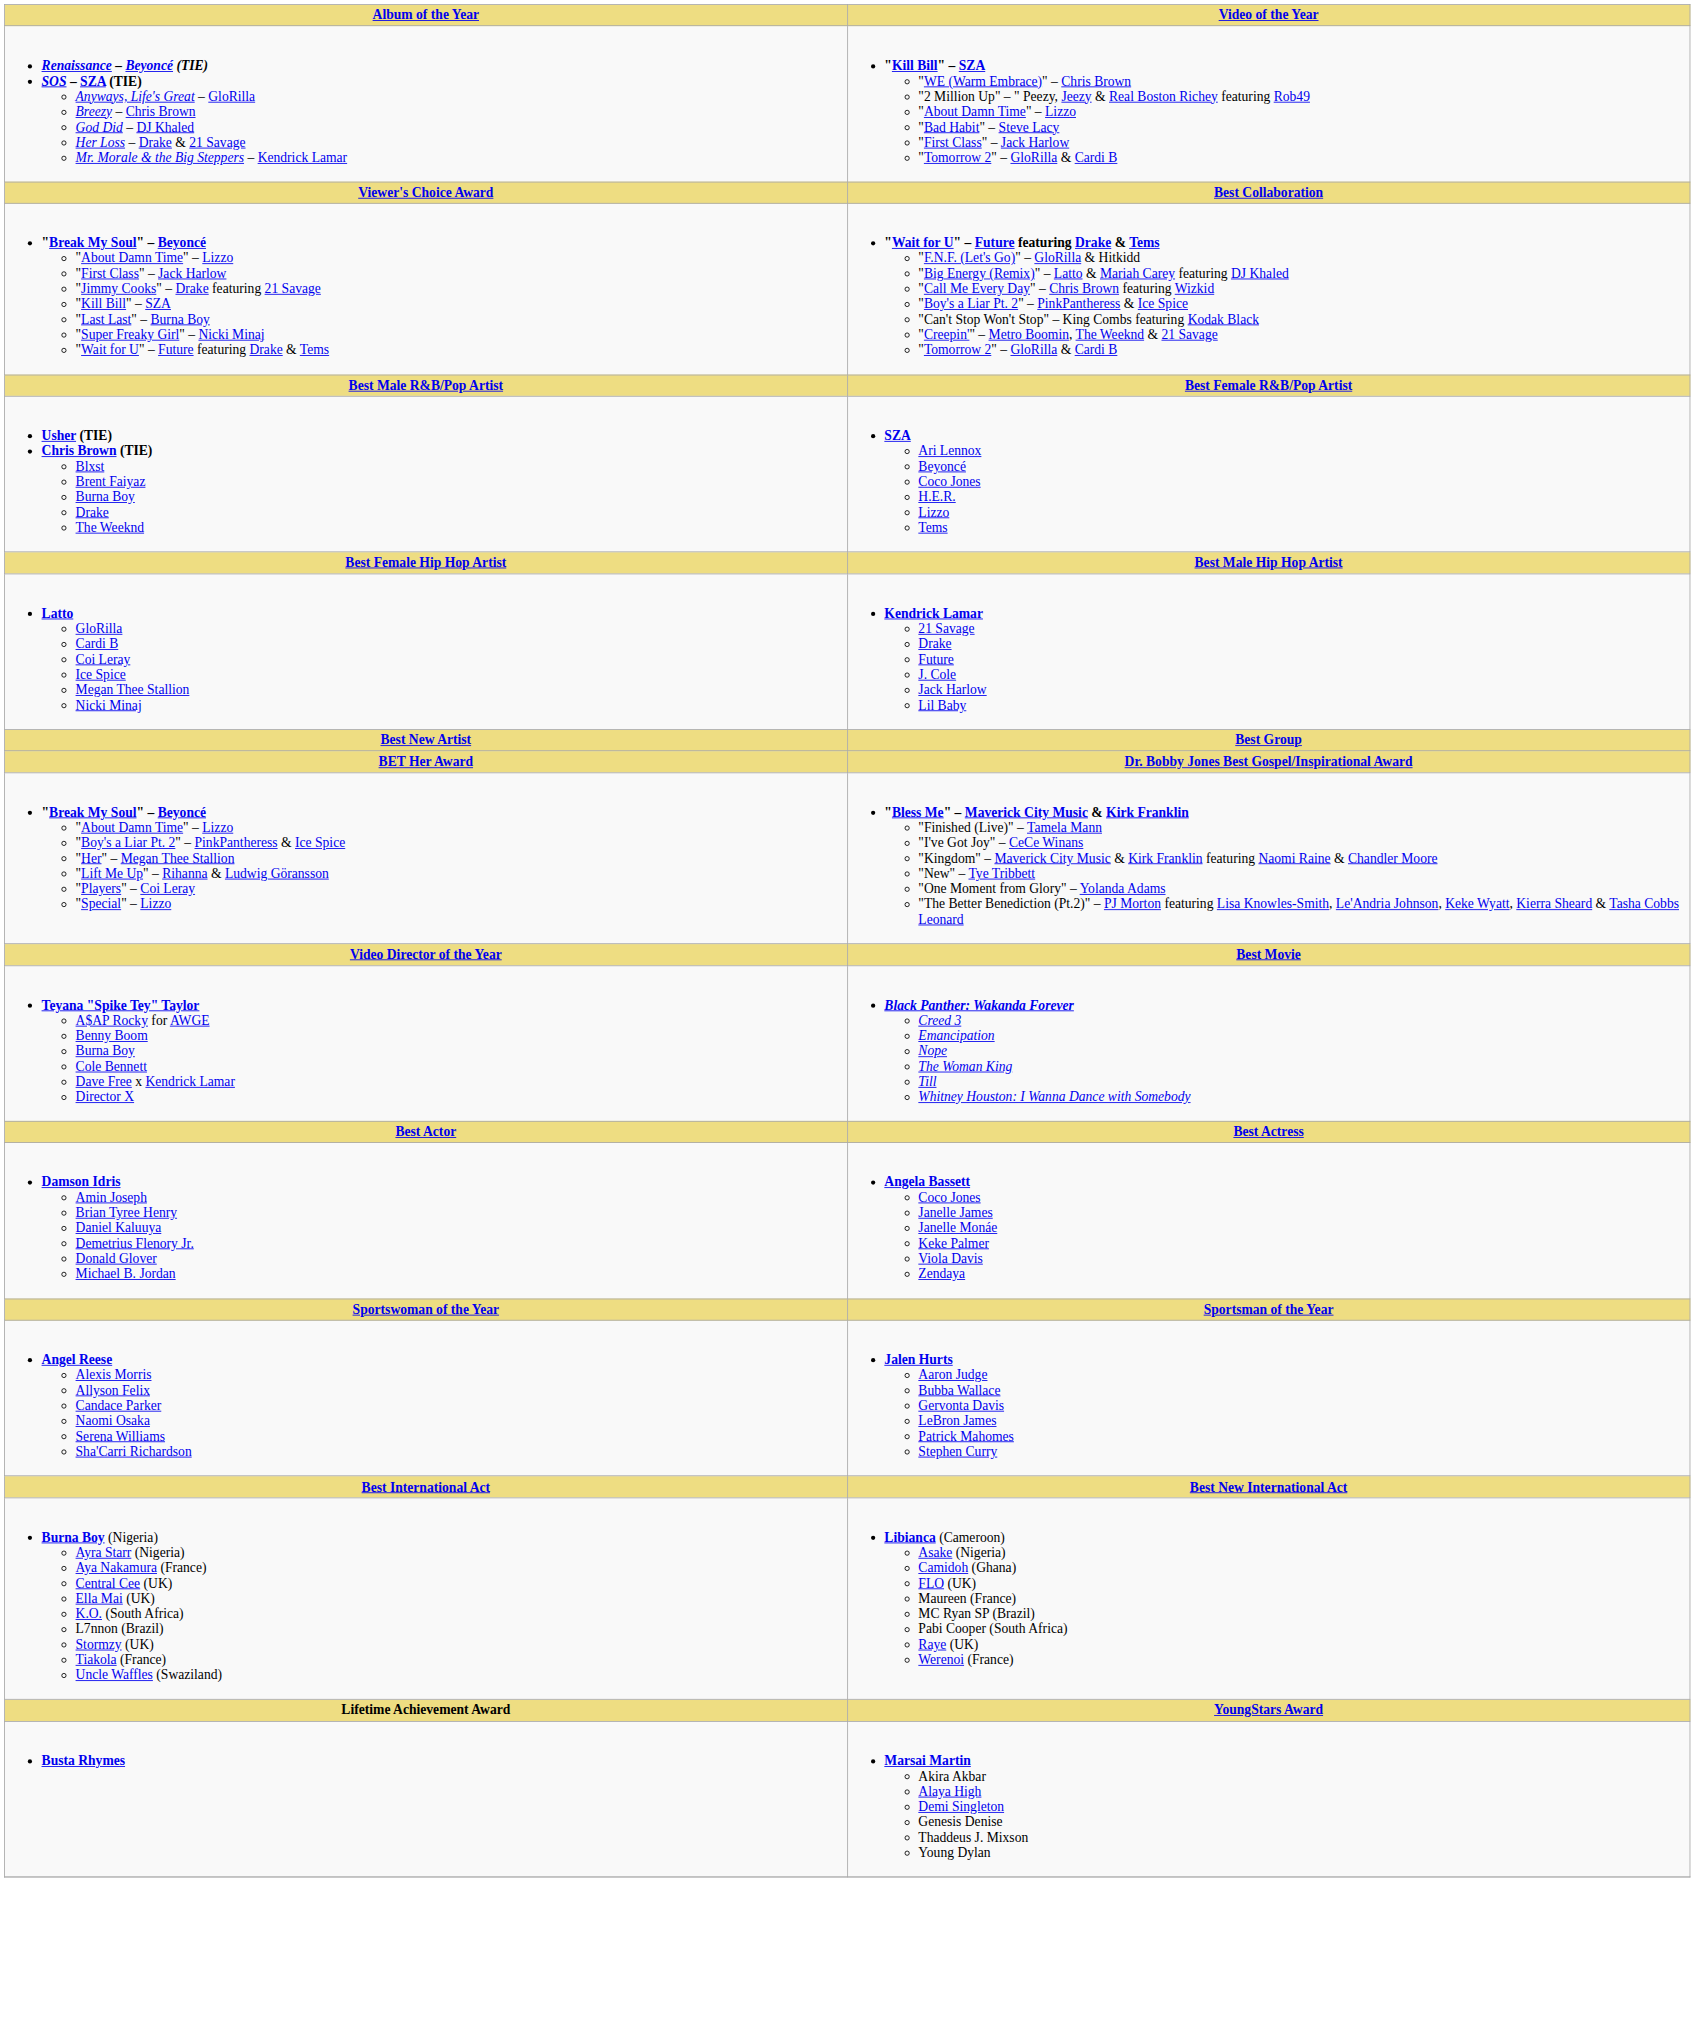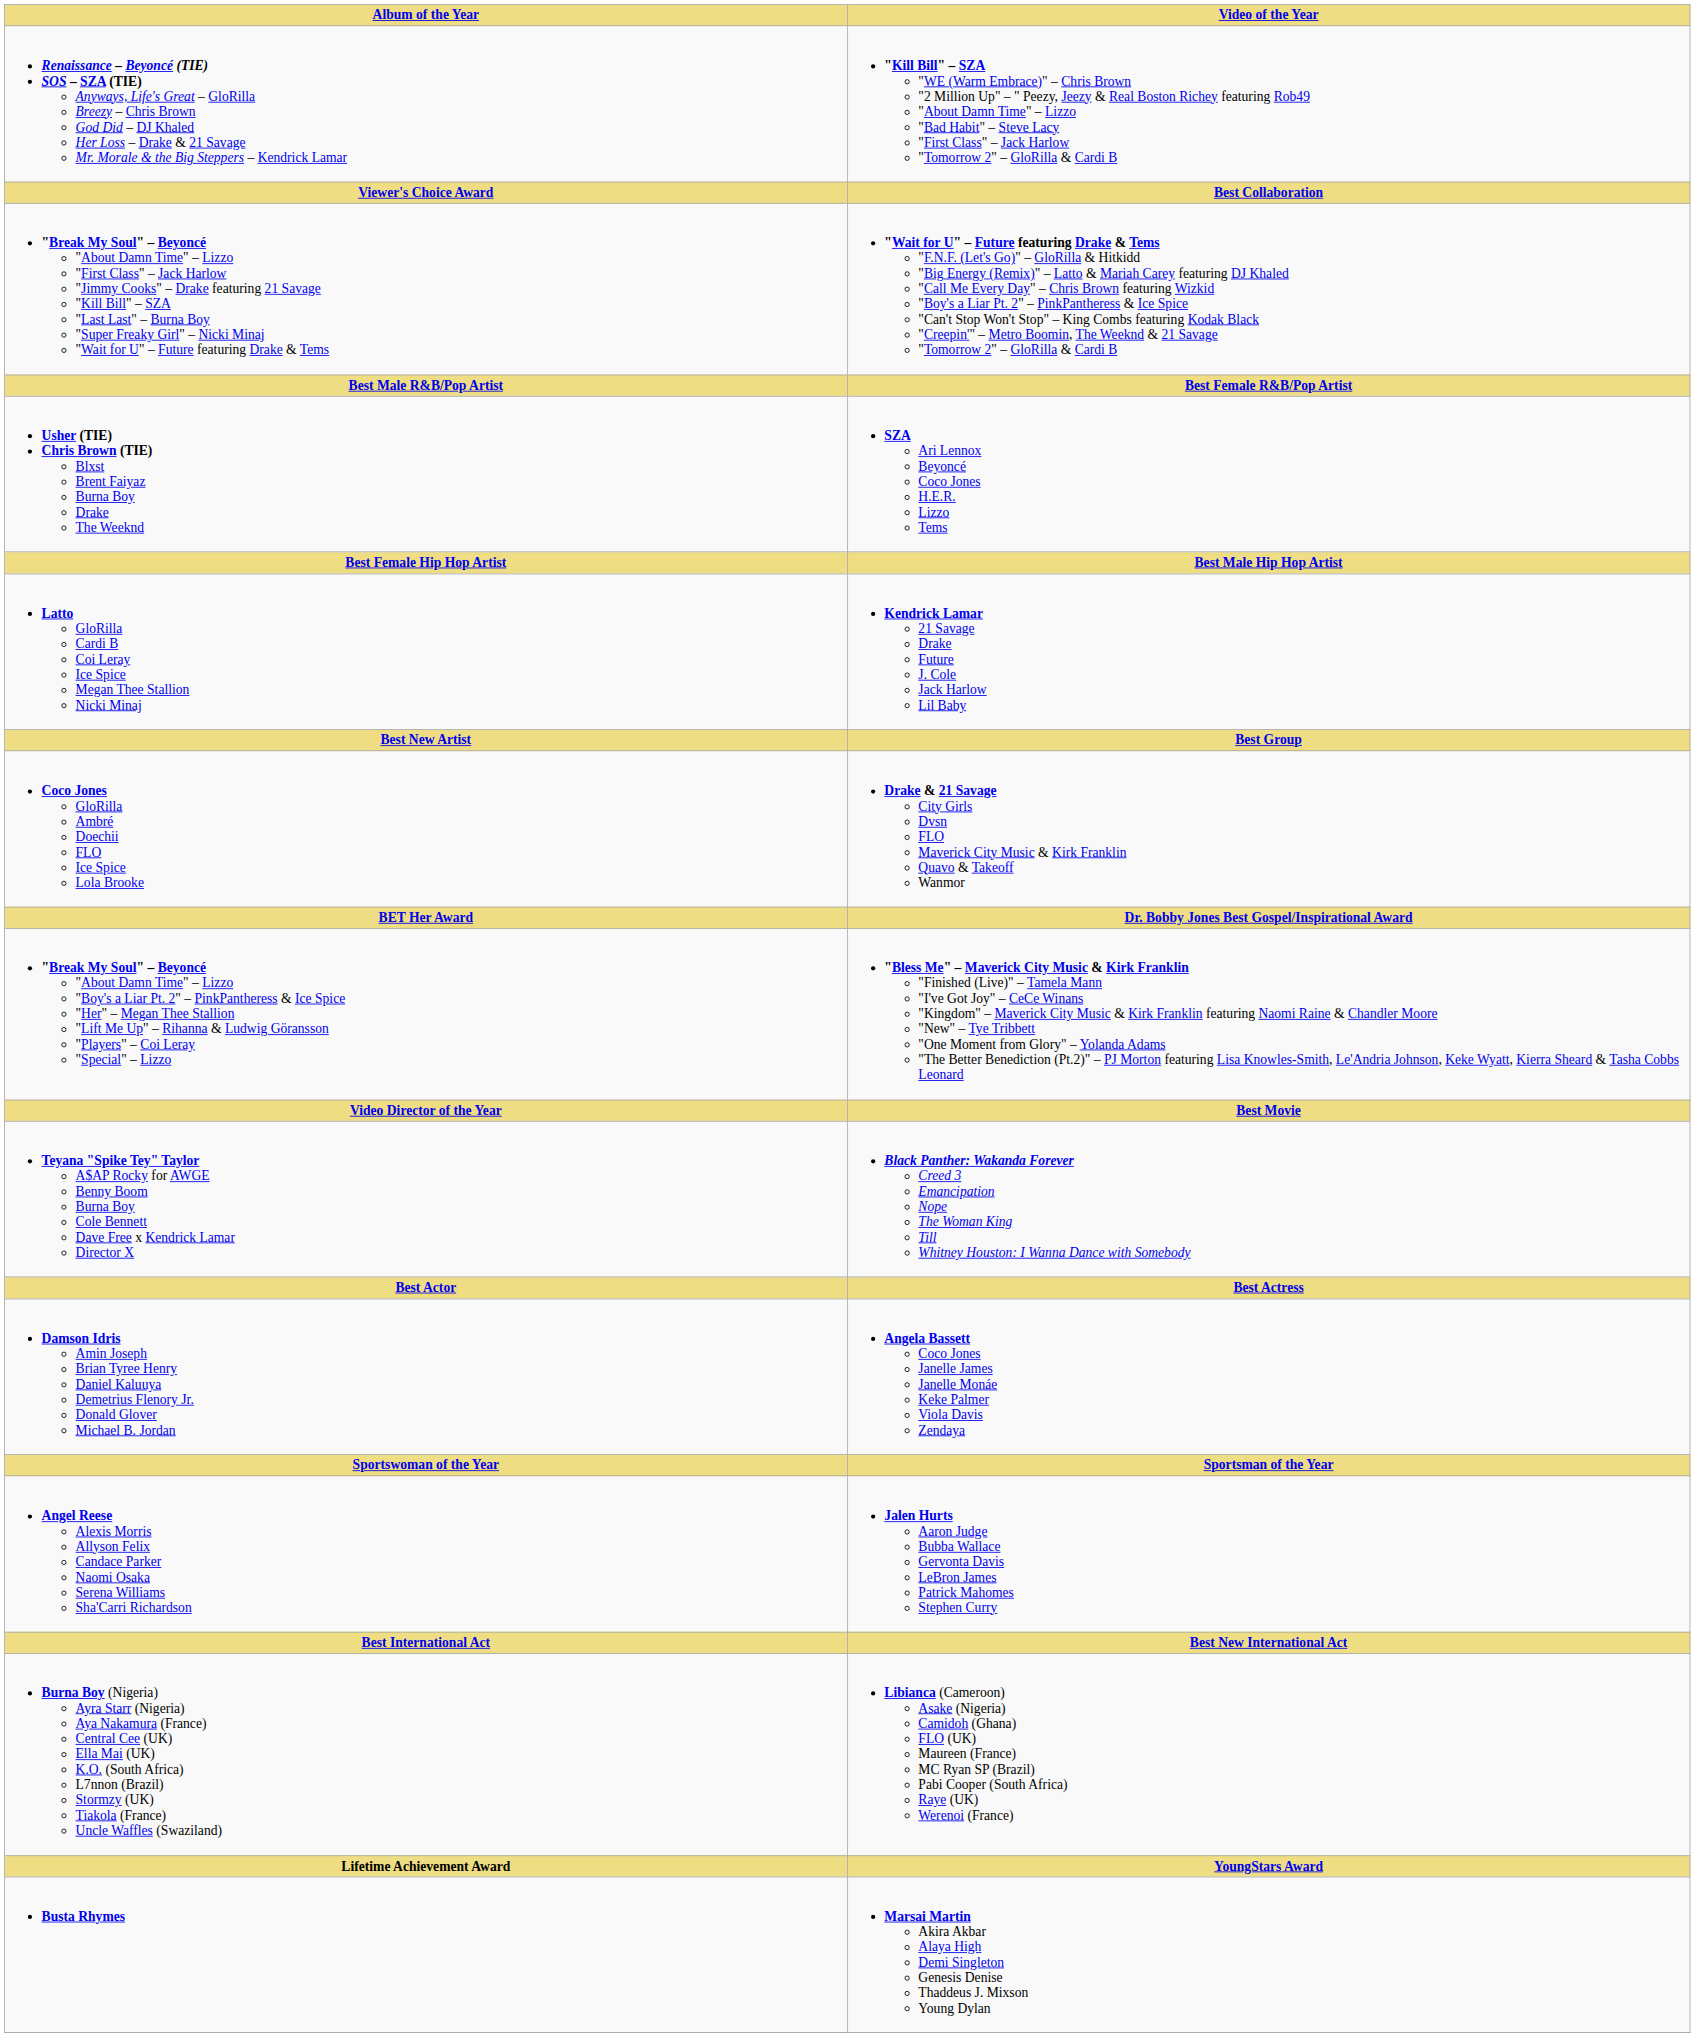+ row: (426, 837)
